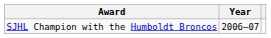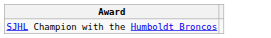- column: (240, 12)
